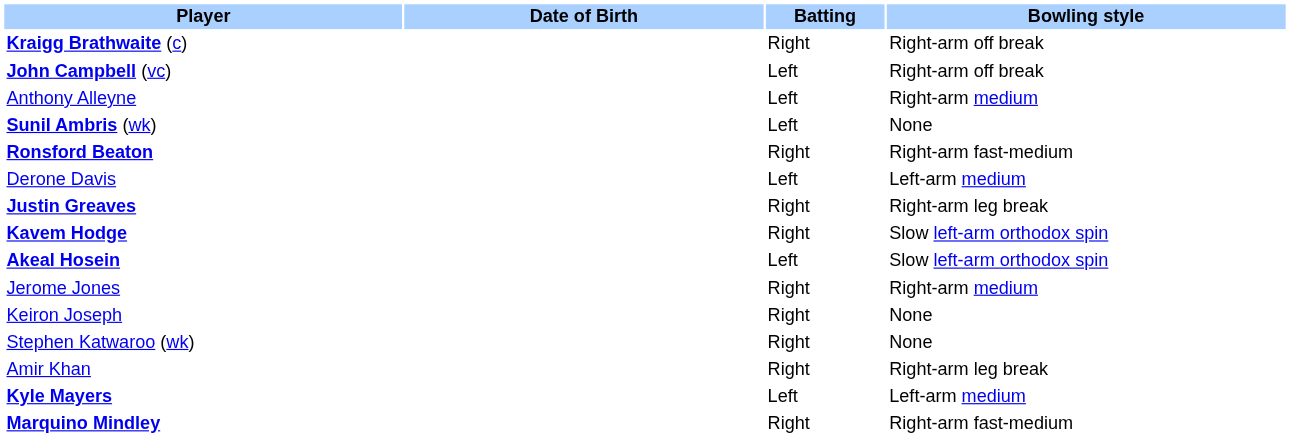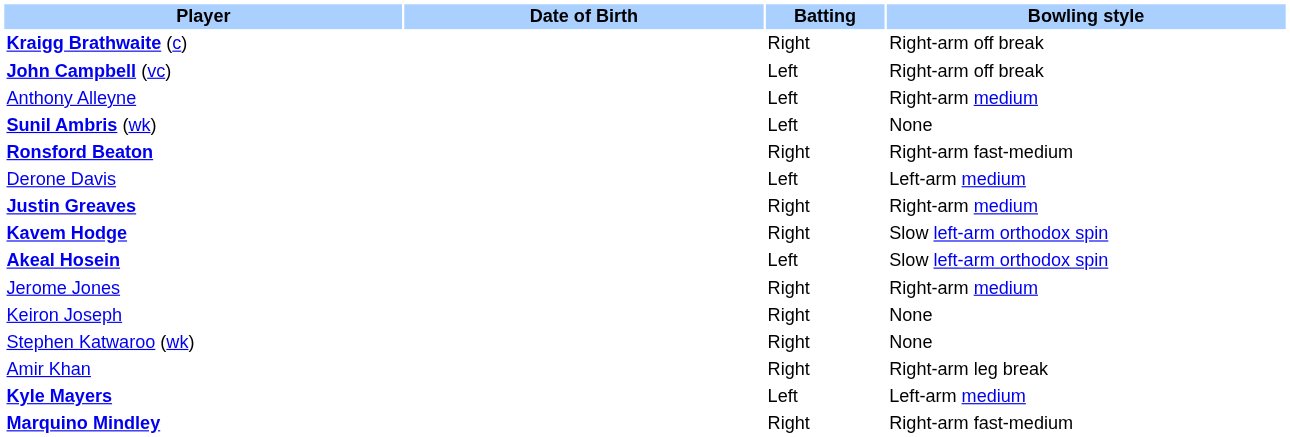(969, 206) Right-arm leg break -> (964, 206) Right-arm medium
